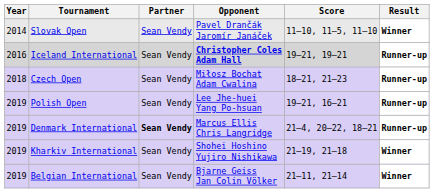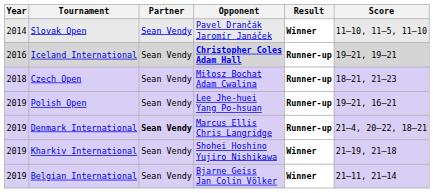columns swapped: (332, 11) <-> (404, 11)
